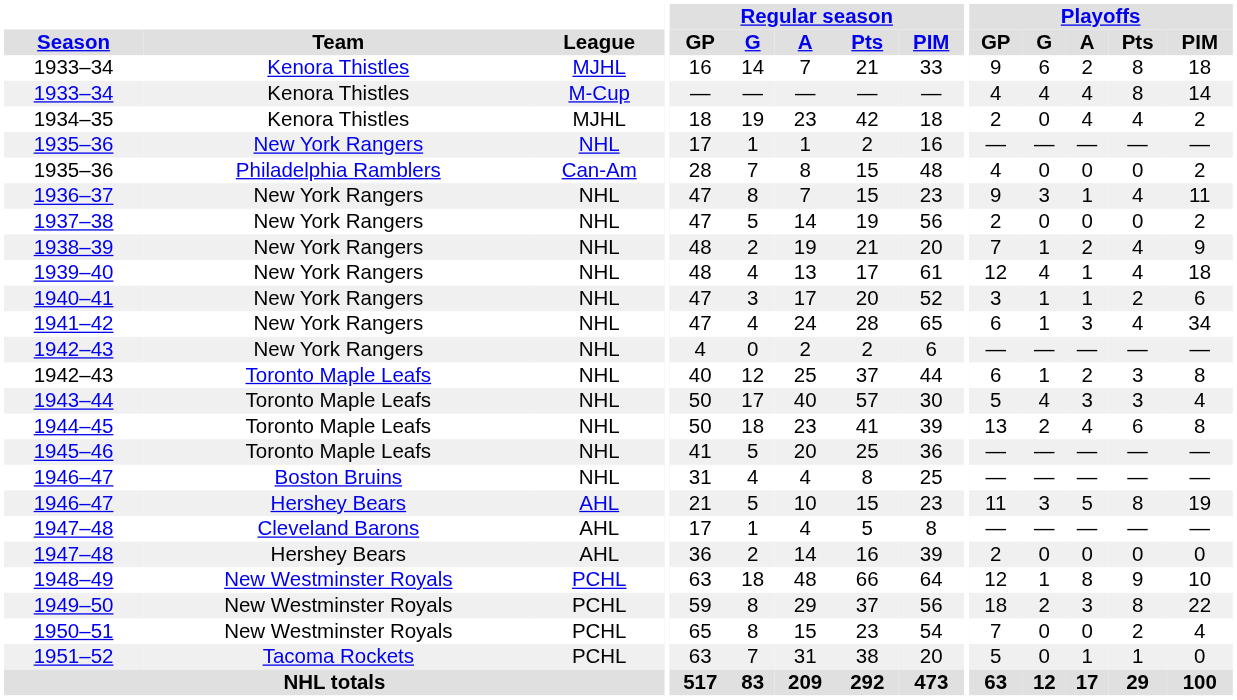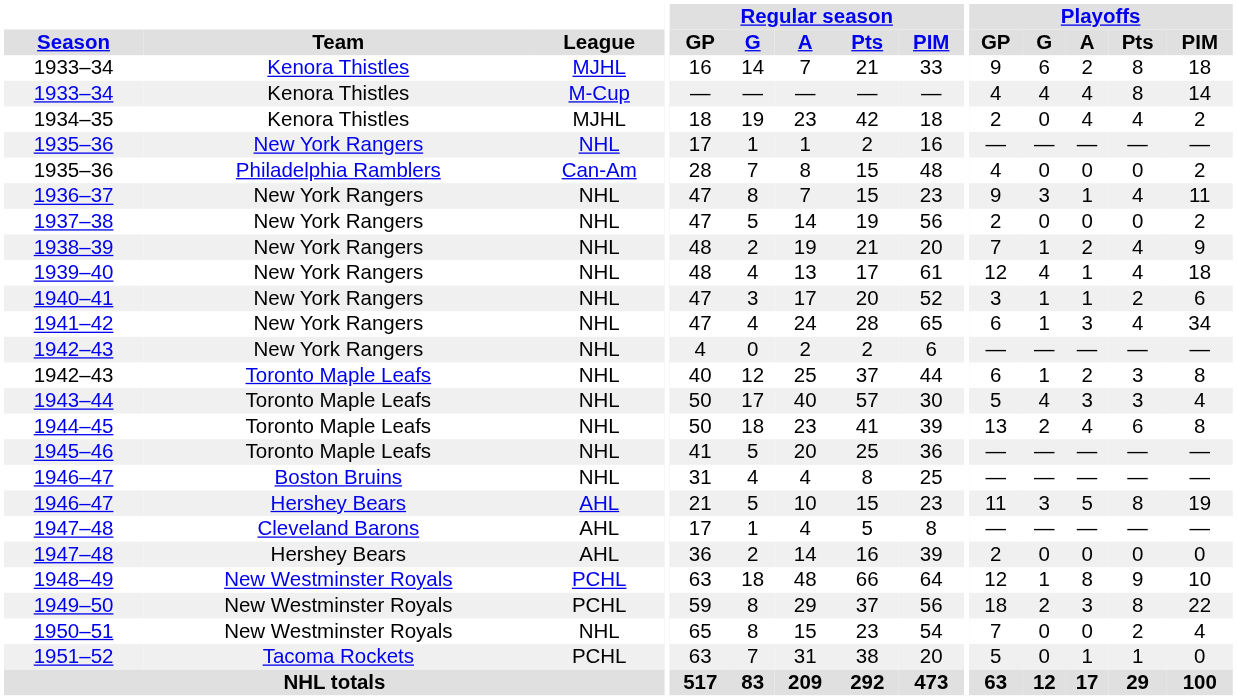(599, 631) PCHL -> (599, 631) NHL
